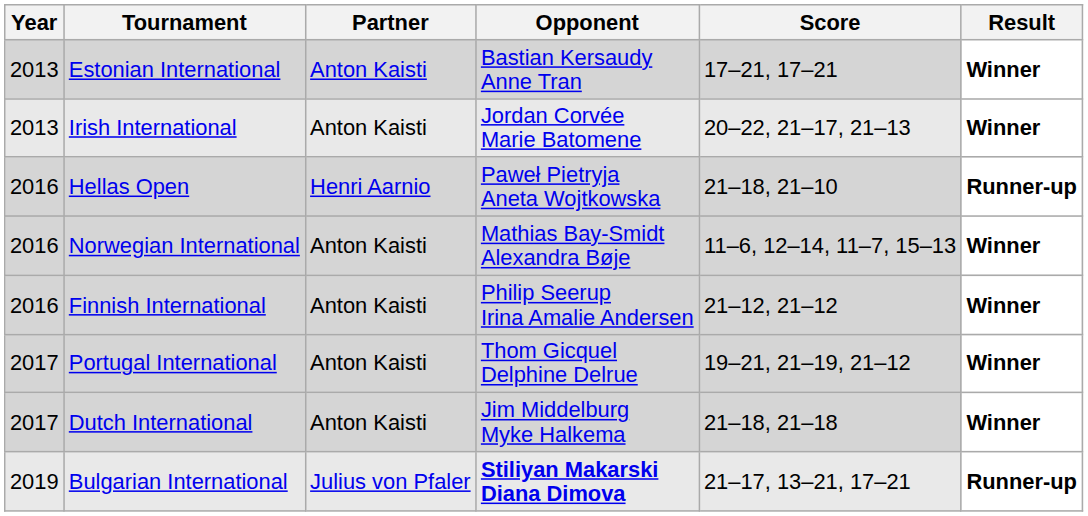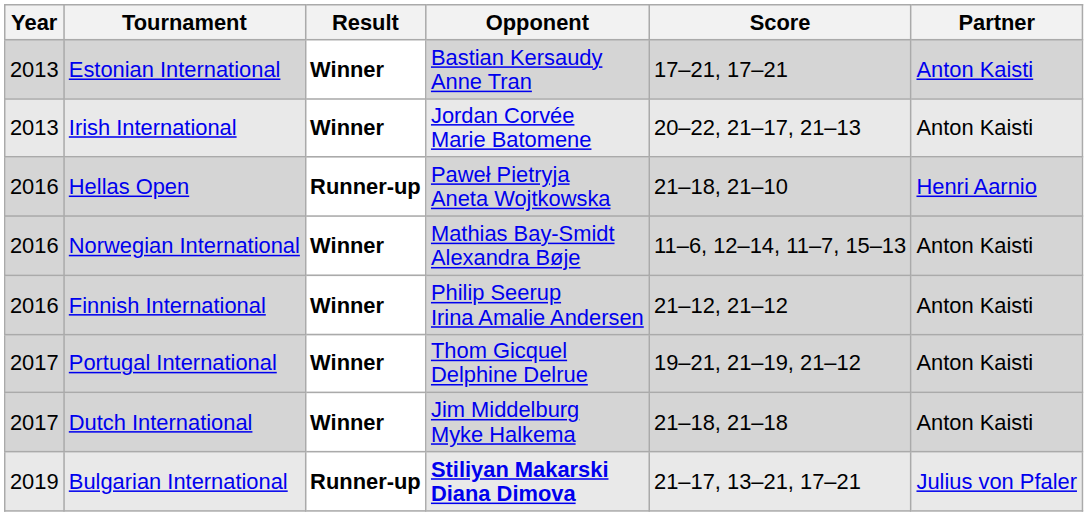columns swapped: (390, 22) <-> (1022, 22)
